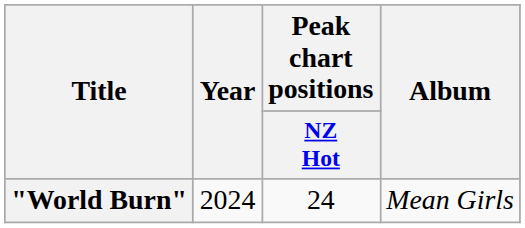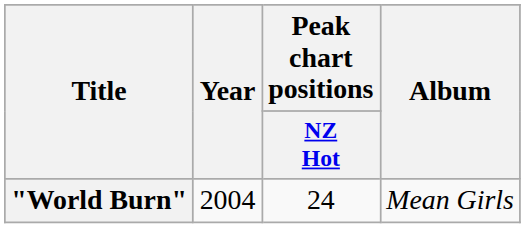(228, 200) 2024 -> (228, 200) 2004
